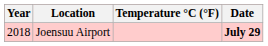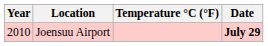(19, 32) 2018 -> (19, 32) 2010
